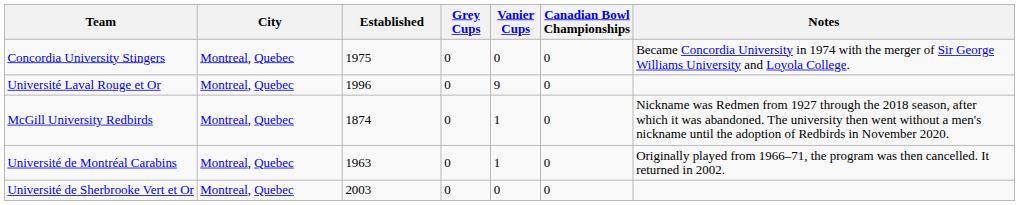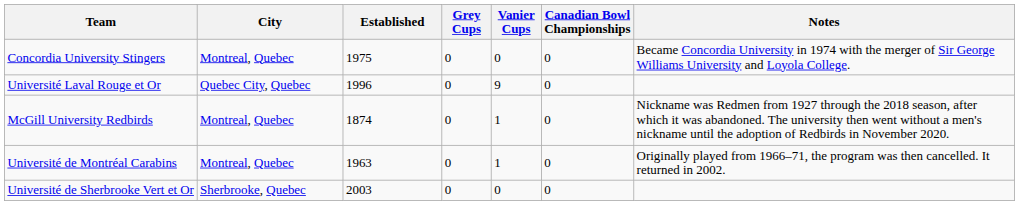(247, 85) Montreal, Quebec -> (255, 85) Quebec City, Quebec
(247, 190) Montreal, Quebec -> (253, 190) Sherbrooke, Quebec
